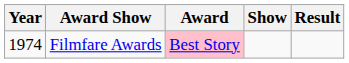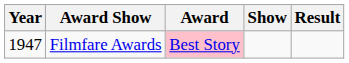(25, 44) 1974 -> (25, 44) 1947
